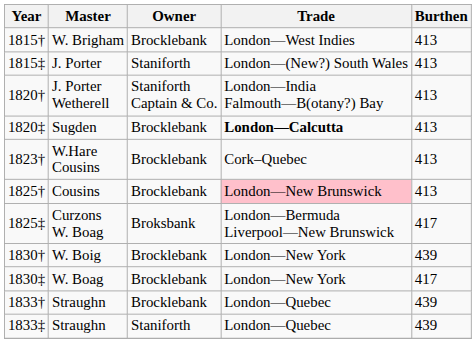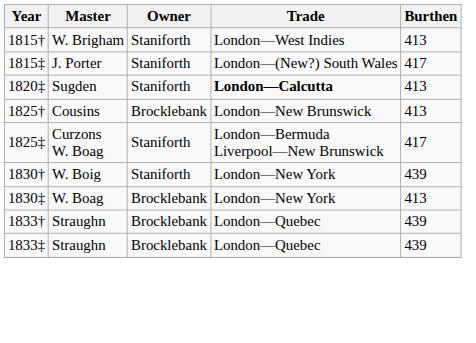(169, 39) Brocklebank -> (161, 39) Staniforth
(426, 63) 413 -> (416, 63) 417
- row: (26, 95)
(169, 127) Brocklebank -> (161, 87) Staniforth
- row: (26, 159)
(303, 191) pink background -> (293, 110) no background
(163, 223) Broksbank -> (161, 142) Staniforth
(169, 255) Brocklebank -> (161, 174) Staniforth
(426, 278) 417 -> (416, 198) 413
(161, 326) Staniforth -> (169, 245) Brocklebank
